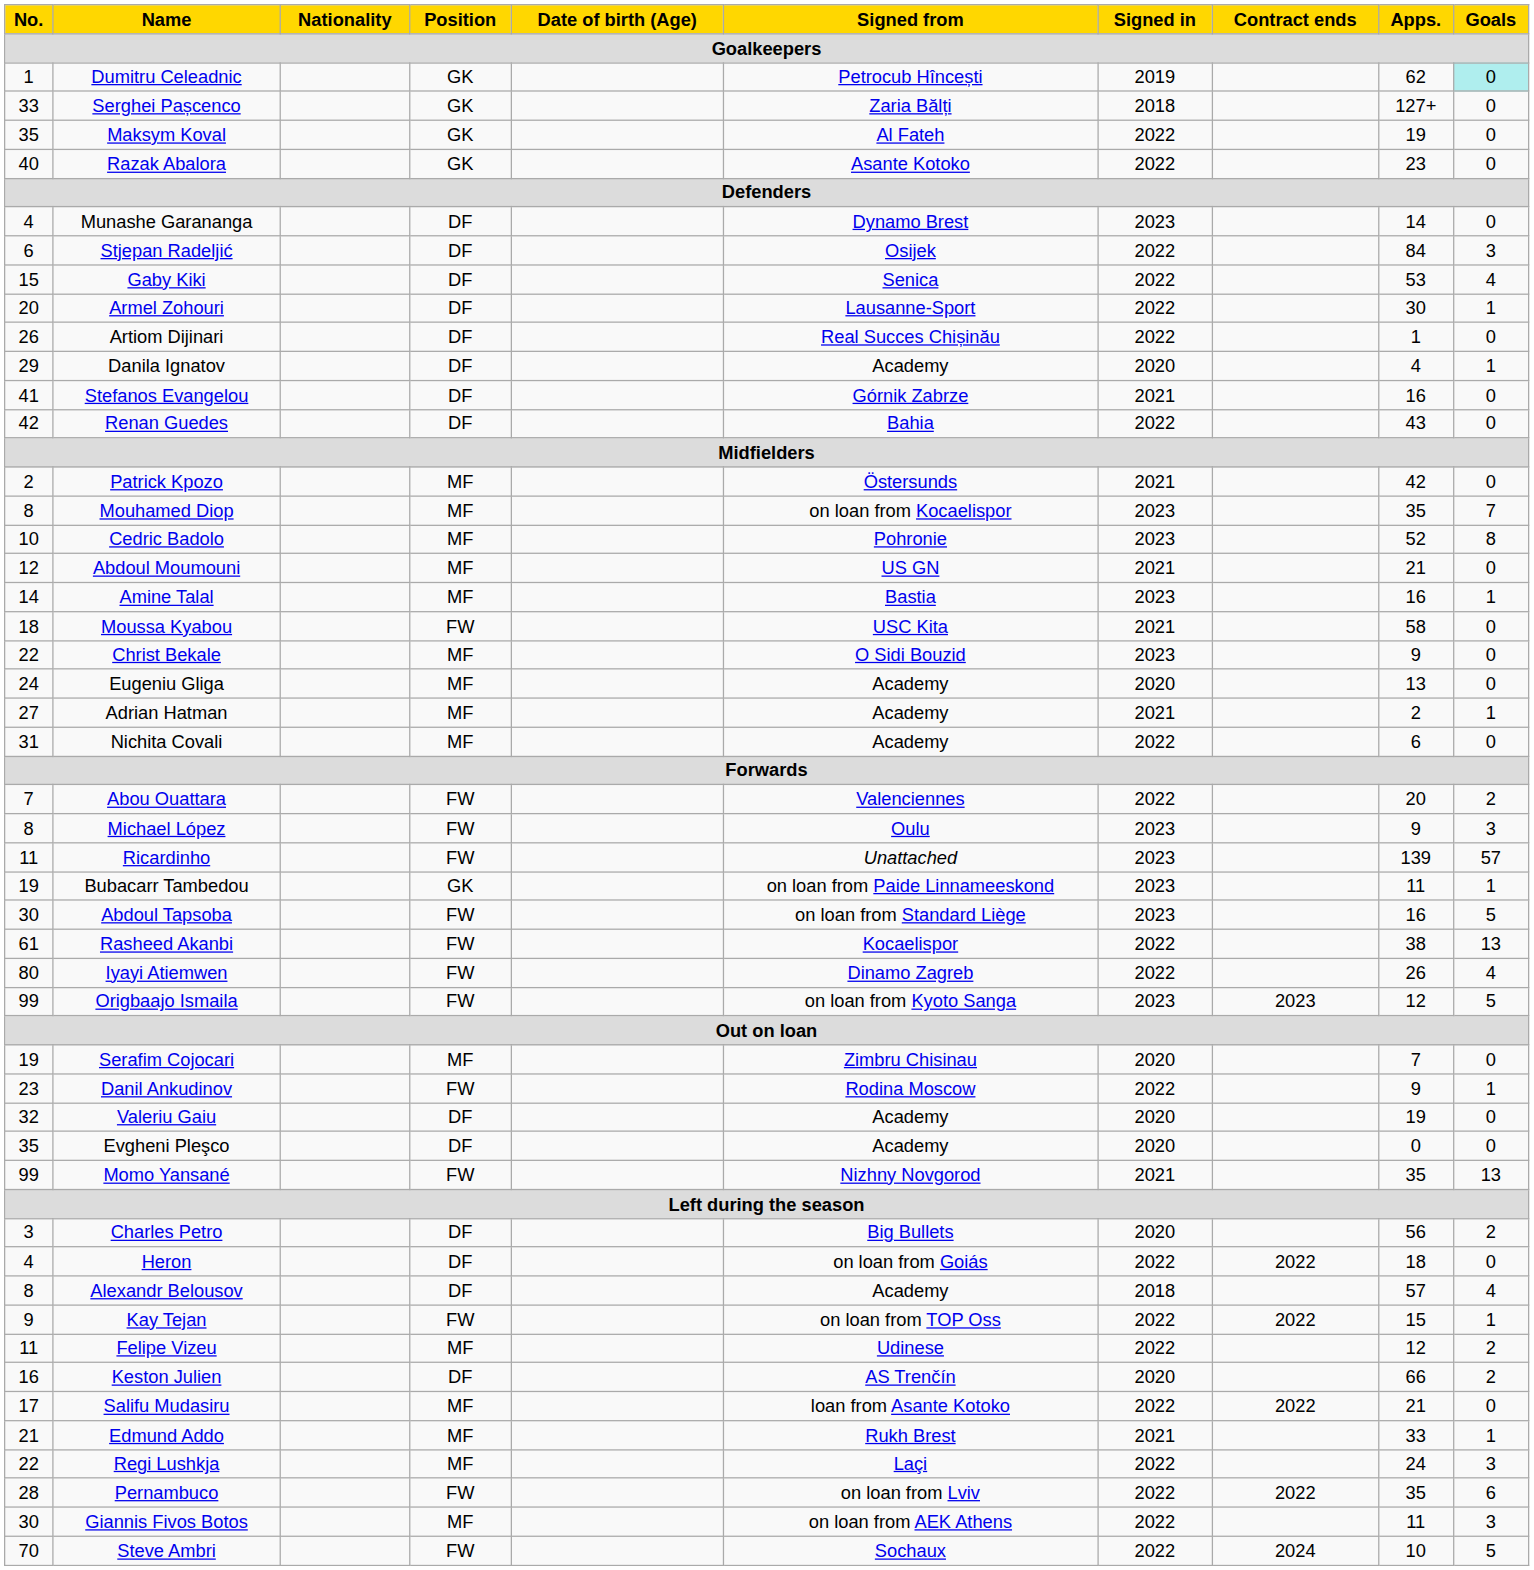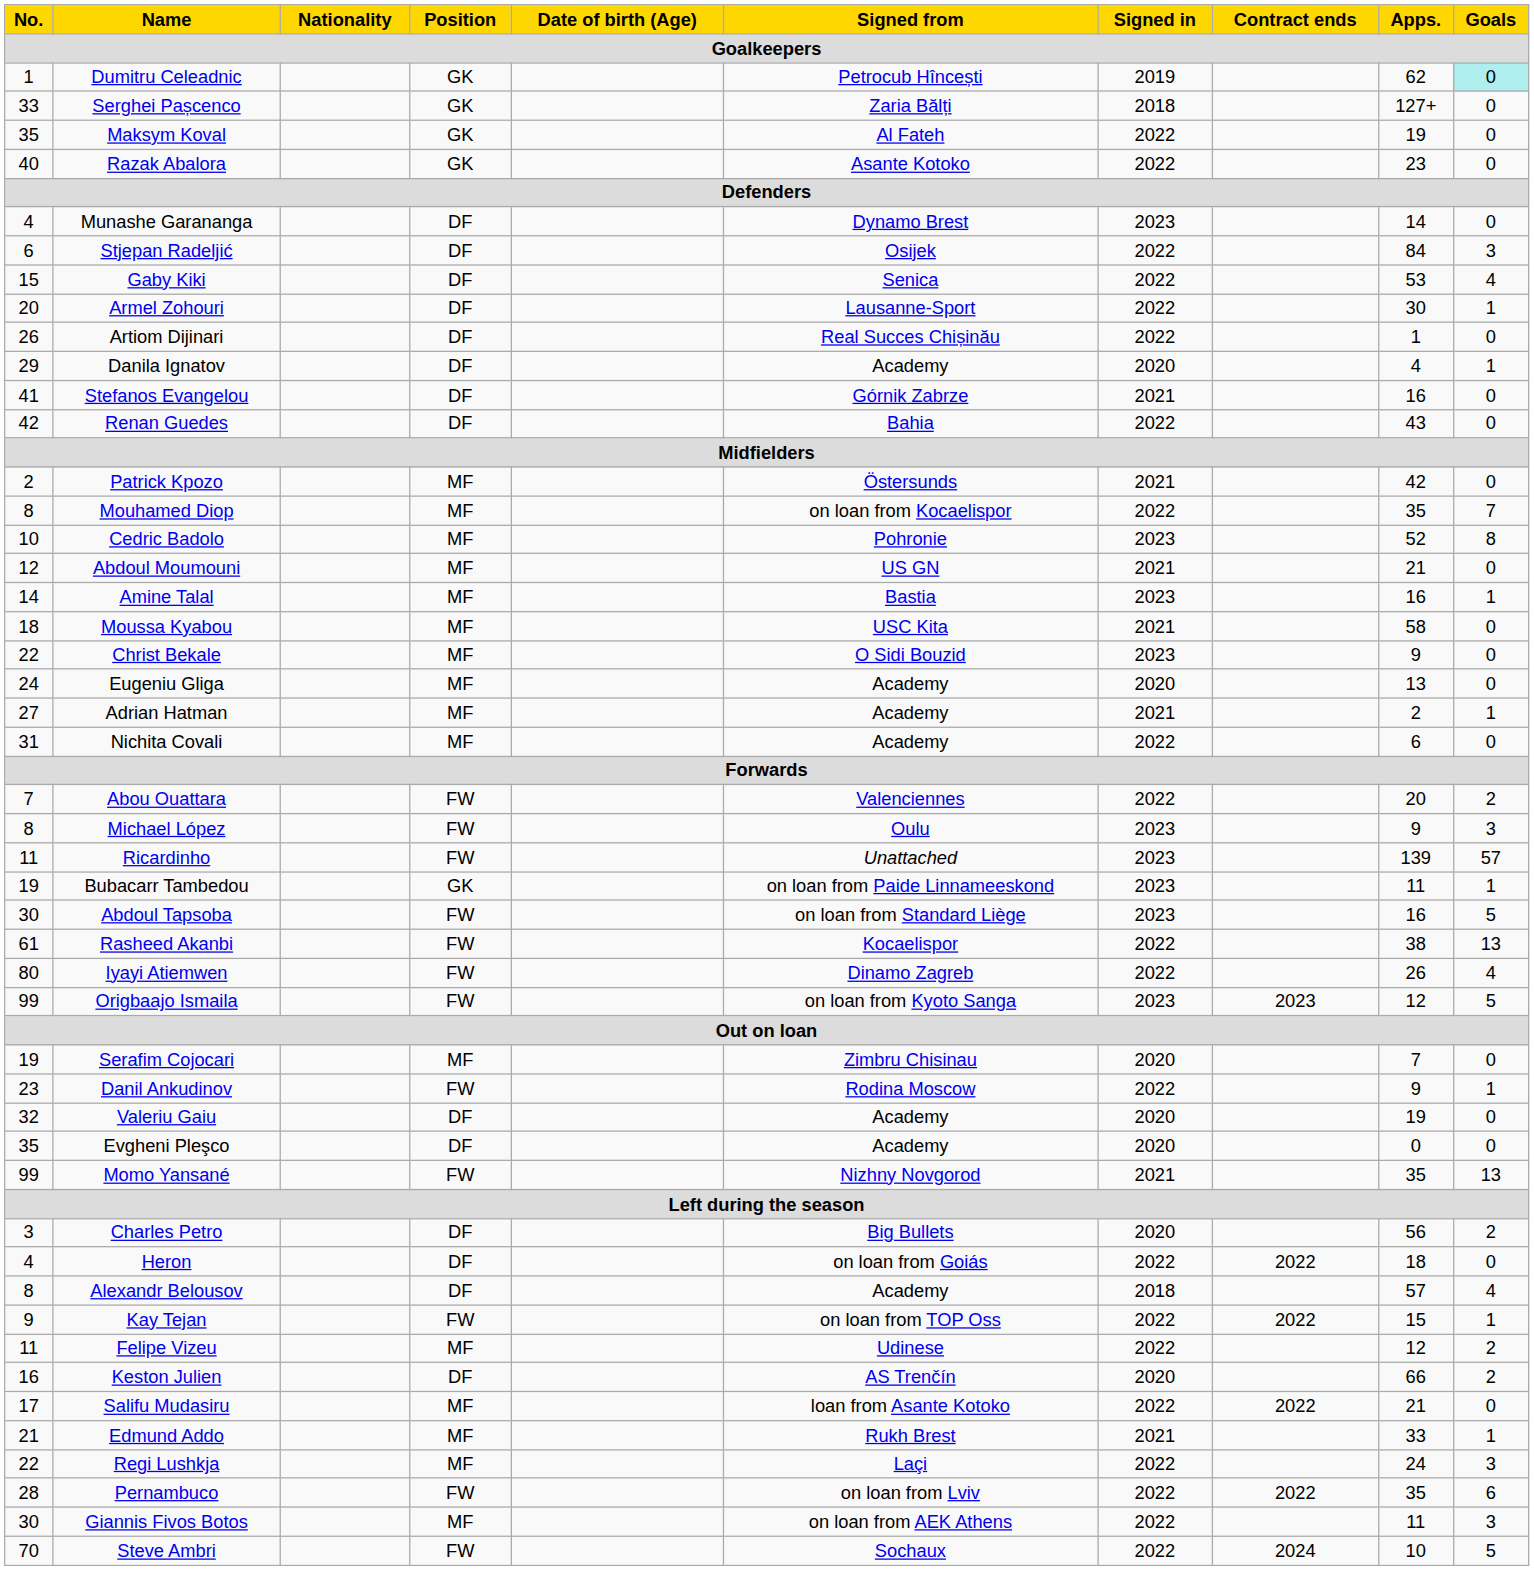(1155, 511) 2023 -> (1155, 511) 2022
(460, 626) FW -> (460, 626) MF
